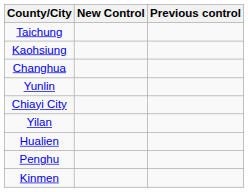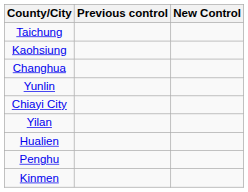columns swapped: (196, 13) <-> (111, 13)
